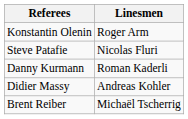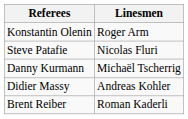(132, 68) Roman Kaderli -> (139, 68) Michaël Tscherrig
(139, 104) Michaël Tscherrig -> (132, 104) Roman Kaderli
